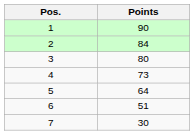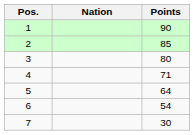+ column: (97, 12)
(143, 43) 84 -> (166, 43) 85
(143, 75) 73 -> (166, 75) 71
(143, 106) 51 -> (166, 106) 54
